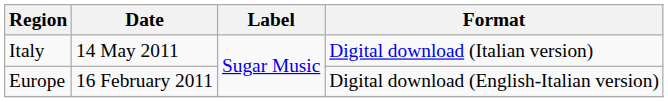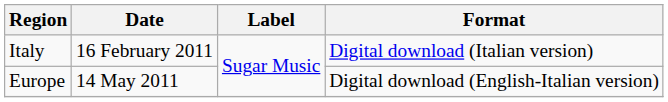(127, 50) 14 May 2011 -> (145, 50) 16 February 2011
(145, 81) 16 February 2011 -> (127, 81) 14 May 2011
